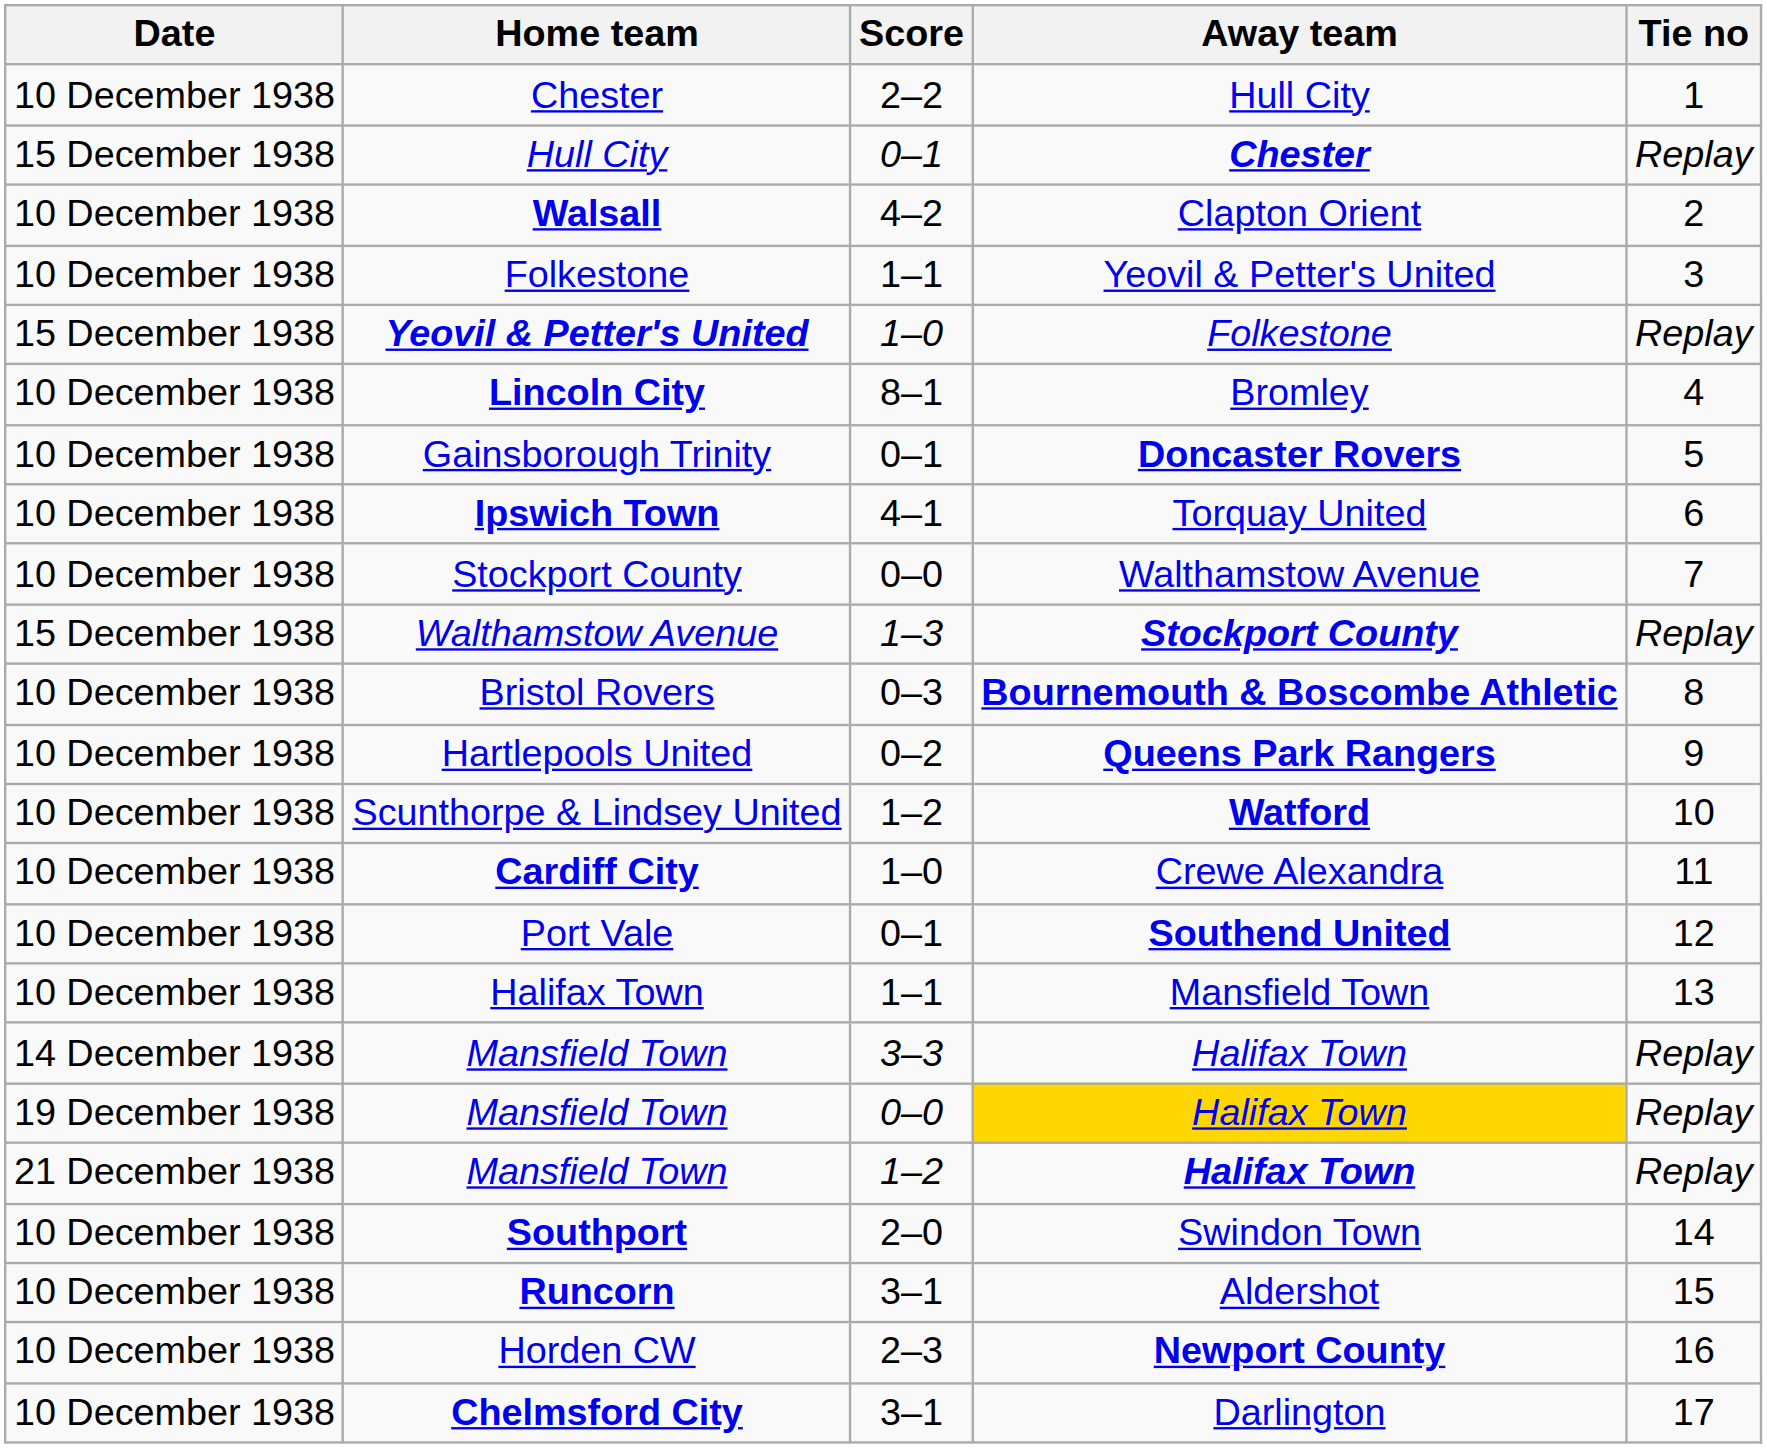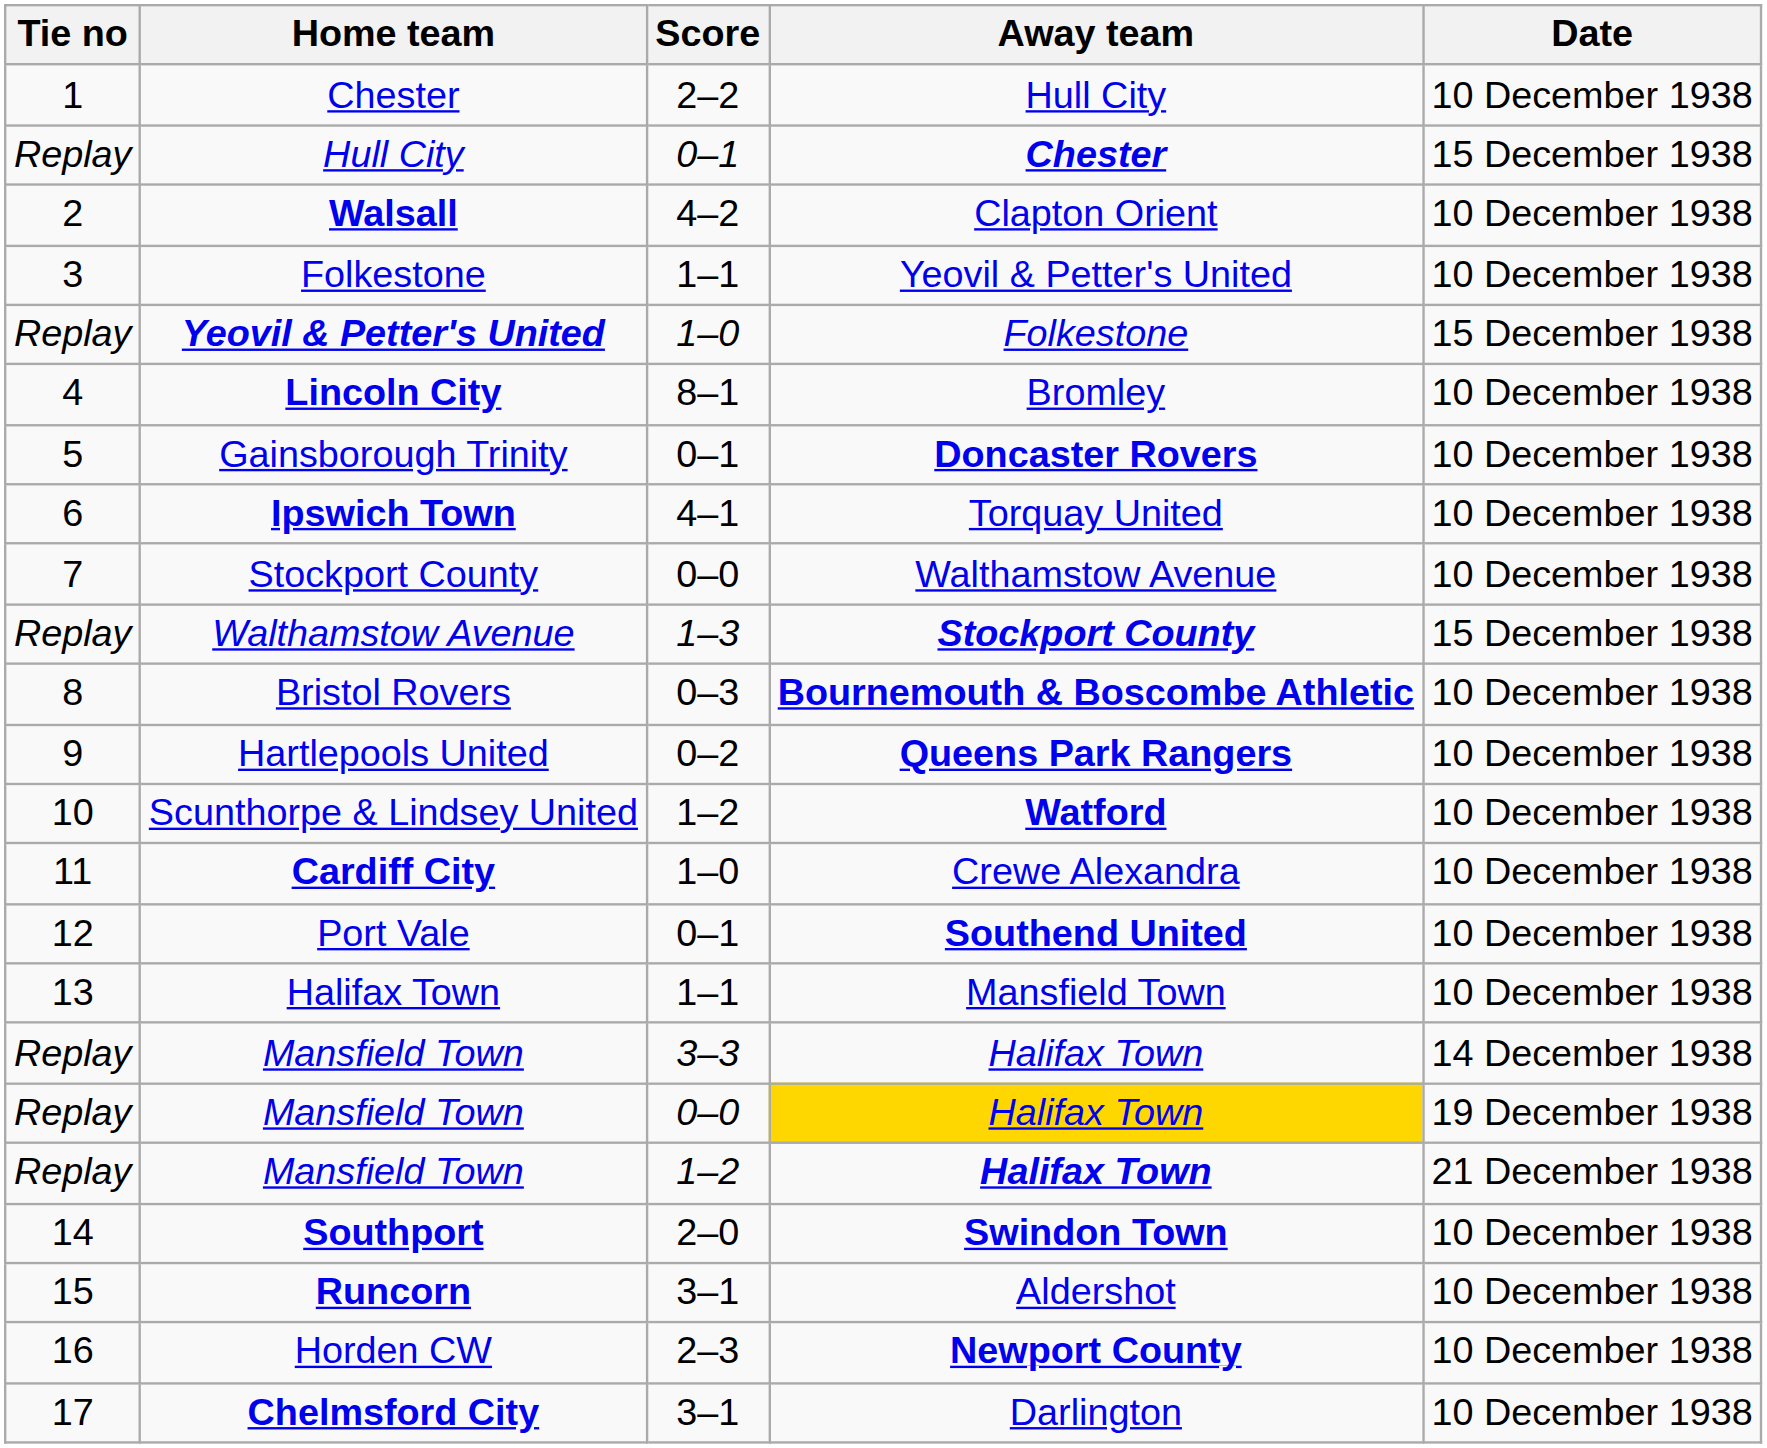columns swapped: (1694, 34) <-> (174, 34)
(1300, 1232) normal -> (1096, 1232) bold
